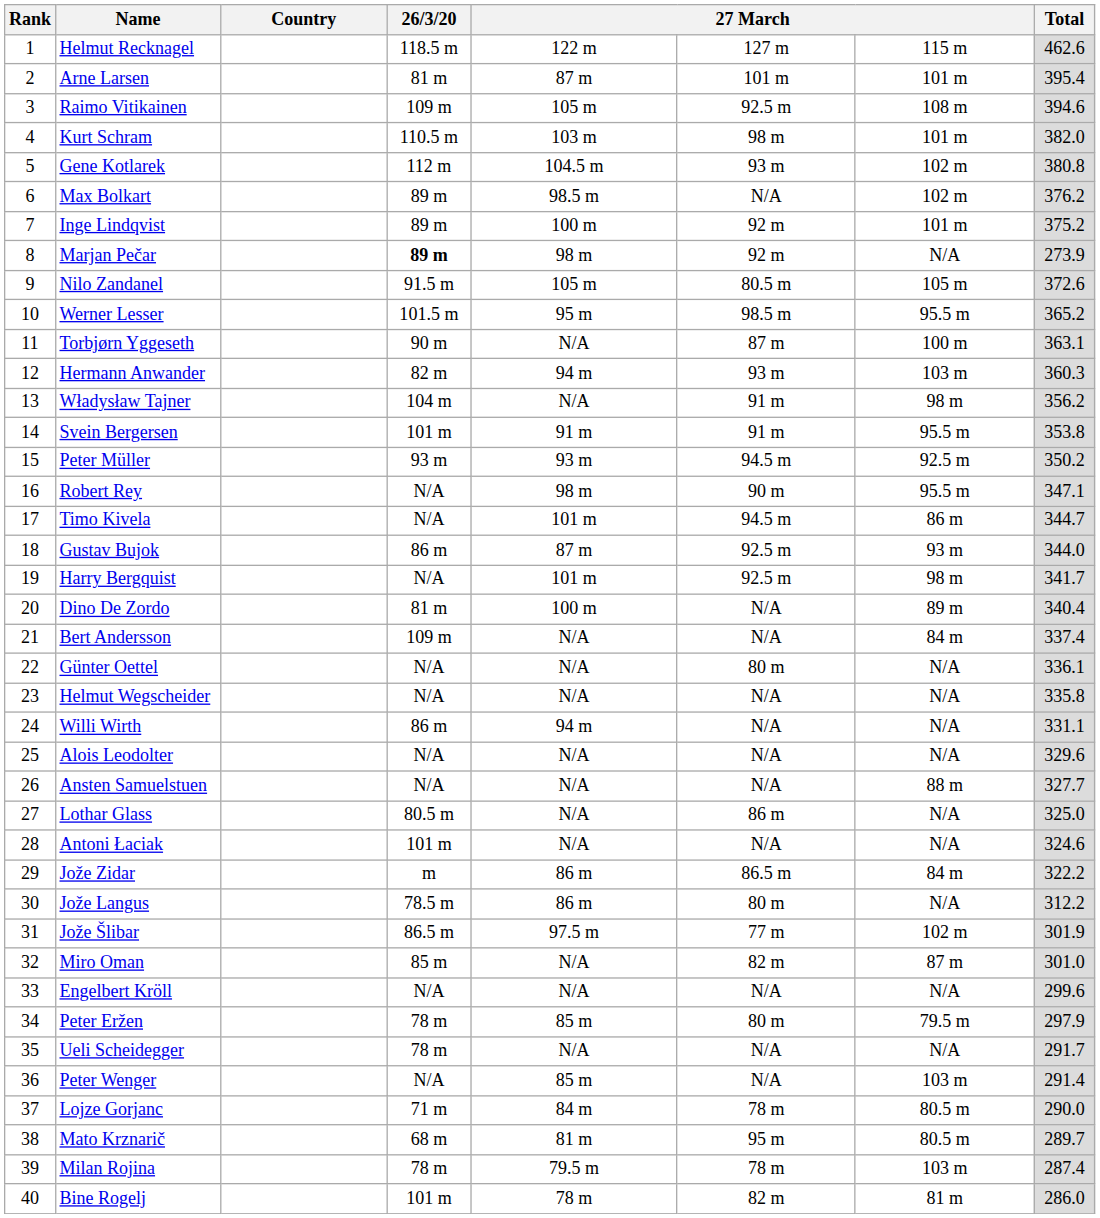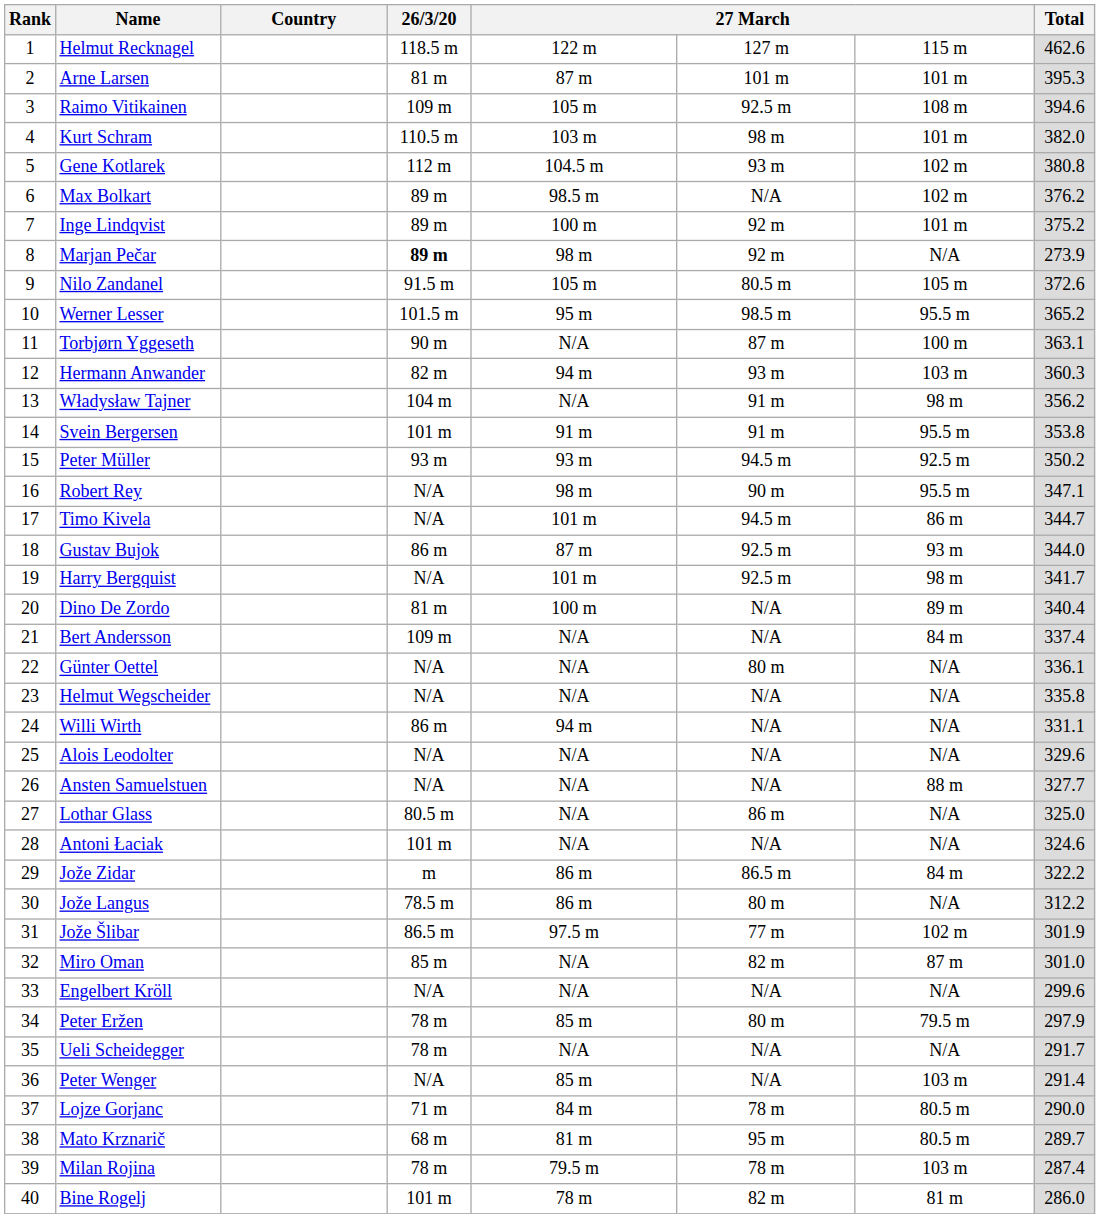(1064, 77) 395.4 -> (1064, 77) 395.3
